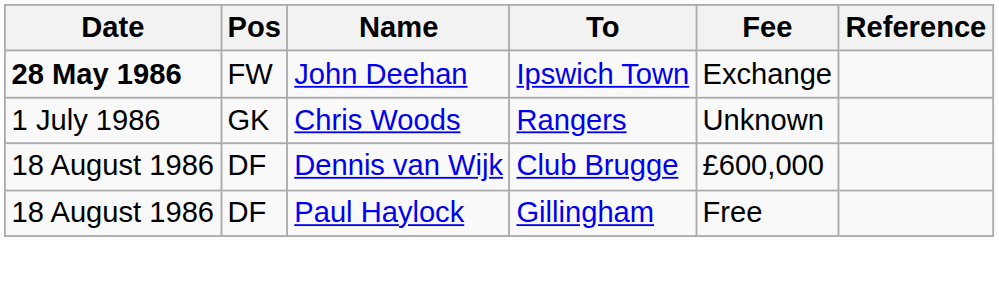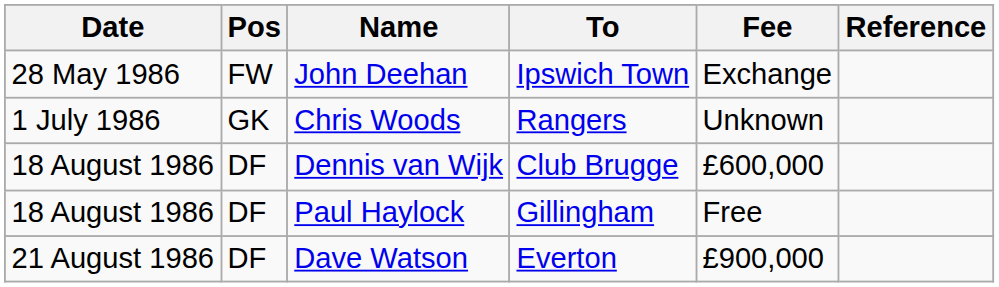(97, 73) bold -> (96, 73) normal
+ row: (381, 258)
